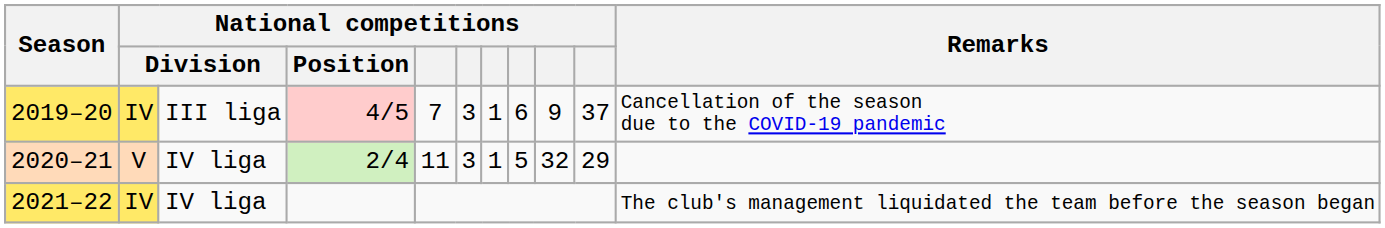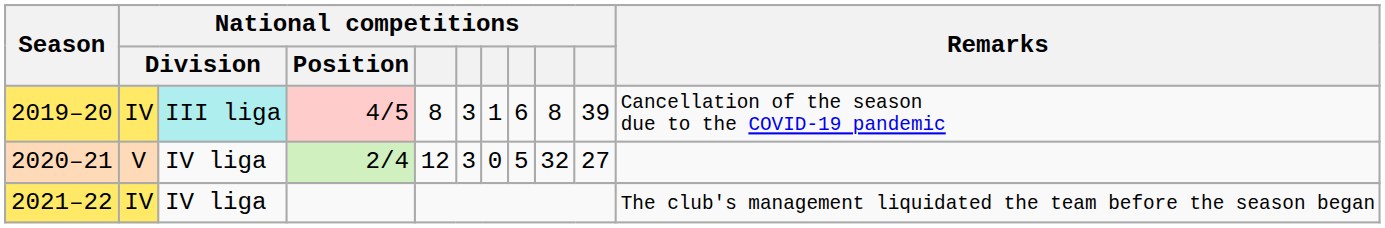(223, 114) no background -> (223, 114) paleturquoise background
(435, 114) 7 -> (435, 114) 8
(555, 114) 9 -> (555, 114) 8
(595, 114) 37 -> (595, 114) 39
(435, 162) 11 -> (435, 162) 12
(495, 162) 1 -> (495, 162) 0
(595, 162) 29 -> (595, 162) 27
